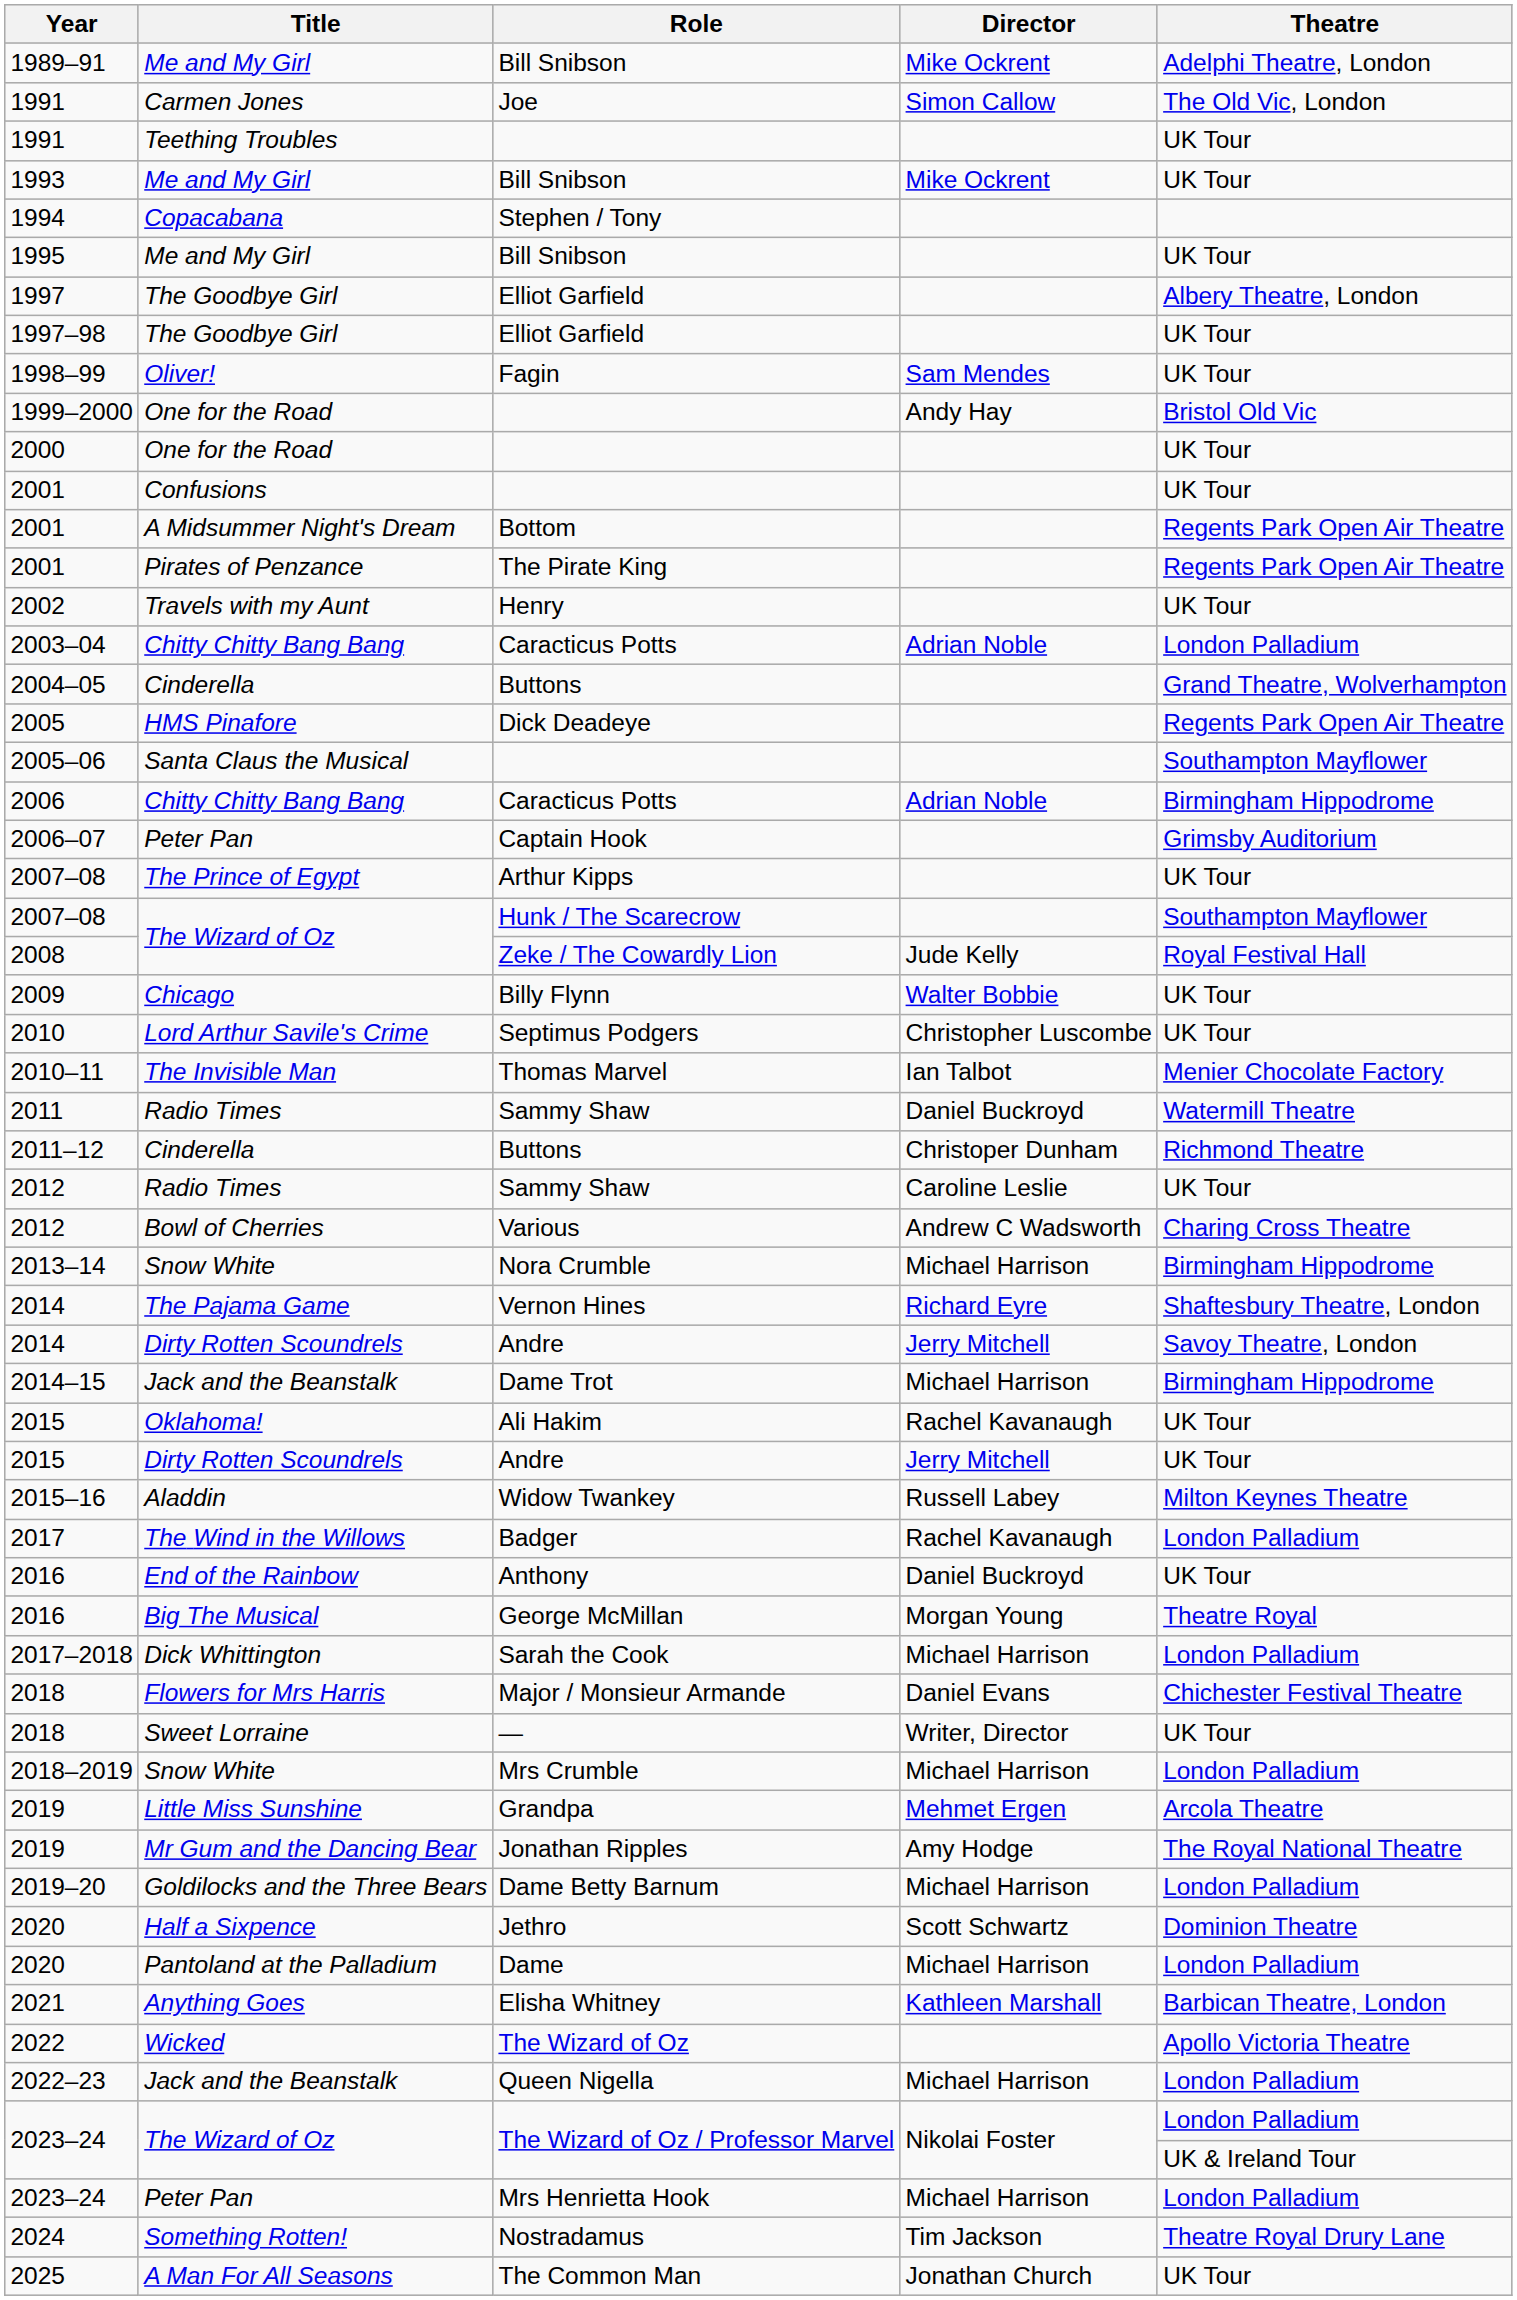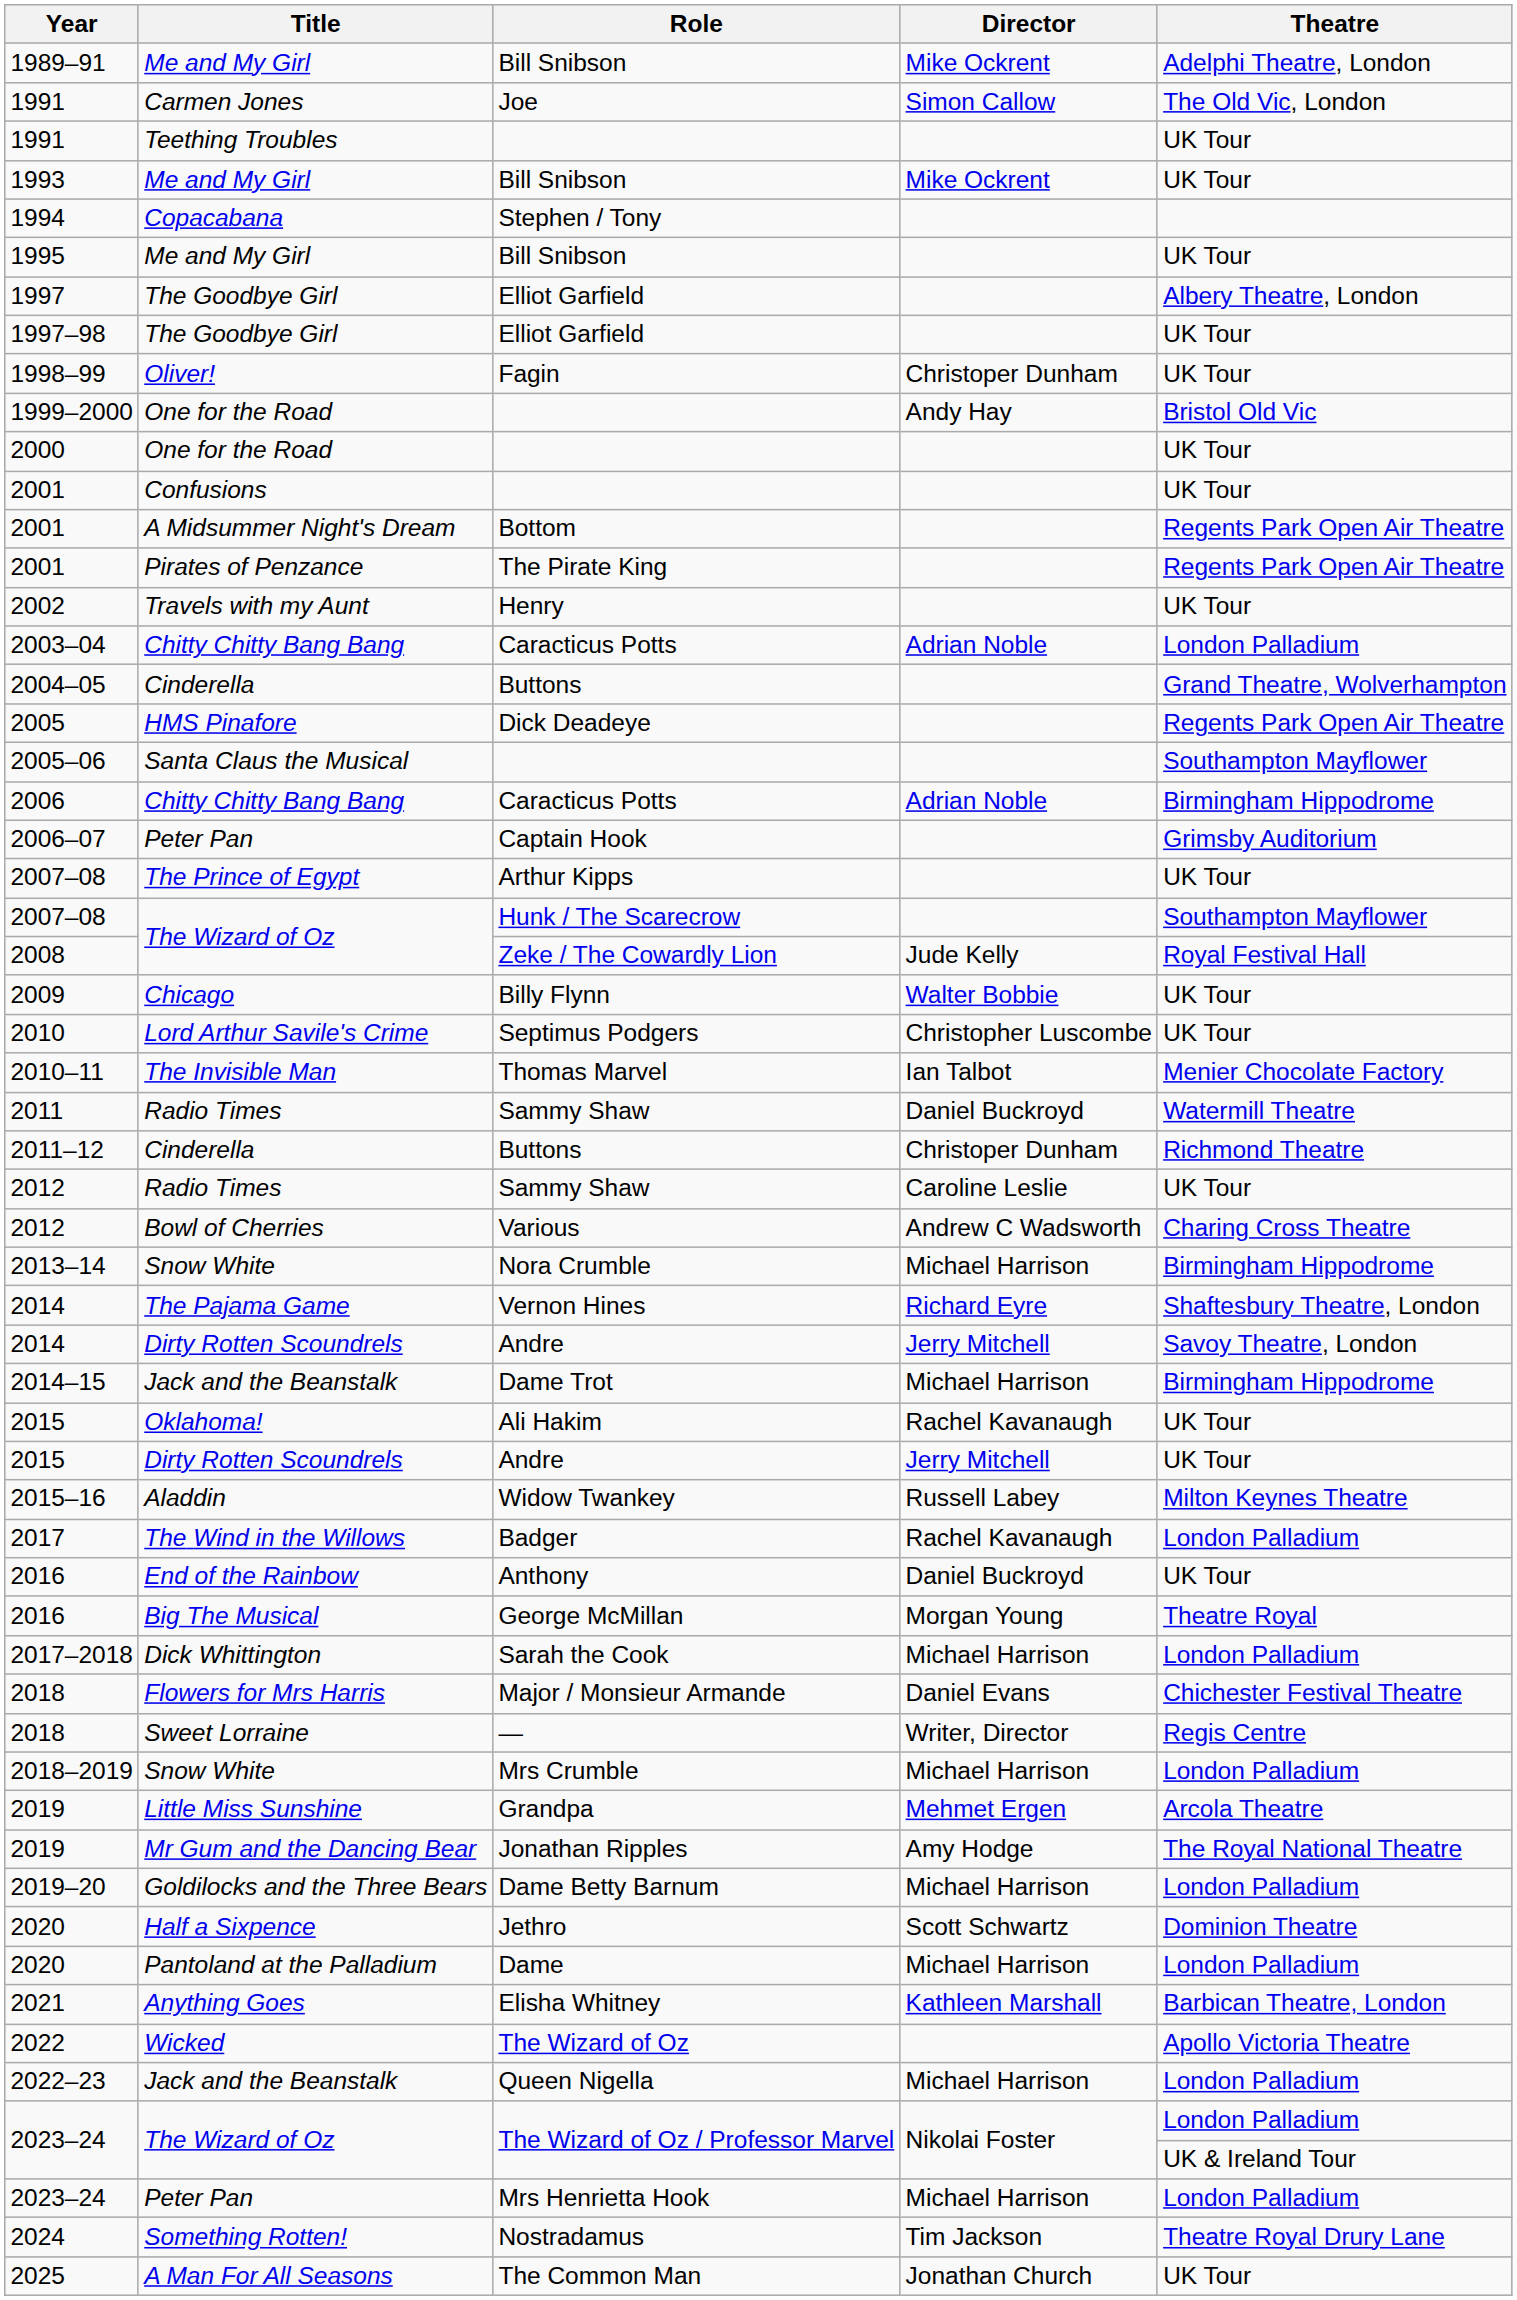(978, 373) Sam Mendes -> (1012, 373) Christoper Dunham
(1207, 1732) UK Tour -> (1235, 1732) Regis Centre
